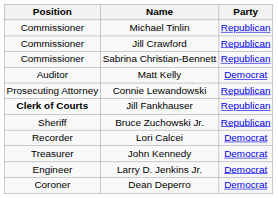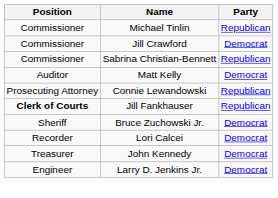(246, 43) Republican -> (246, 43) Democrat
(246, 122) Republican -> (246, 122) Democrat
- row: (160, 185)
